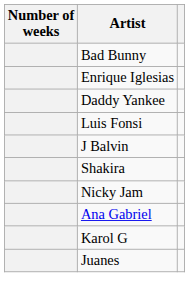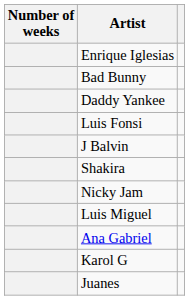rows swapped: (128, 77) <-> (114, 54)
+ row: (116, 214)
